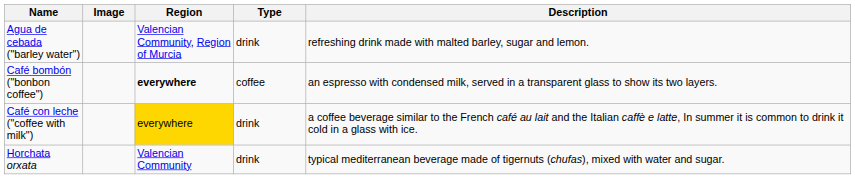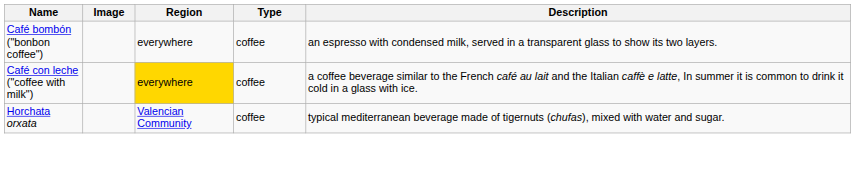- row: (43, 42)
(167, 83) bold -> (165, 42) normal
(248, 124) drink -> (251, 83) coffee
(248, 159) drink -> (251, 118) coffee
